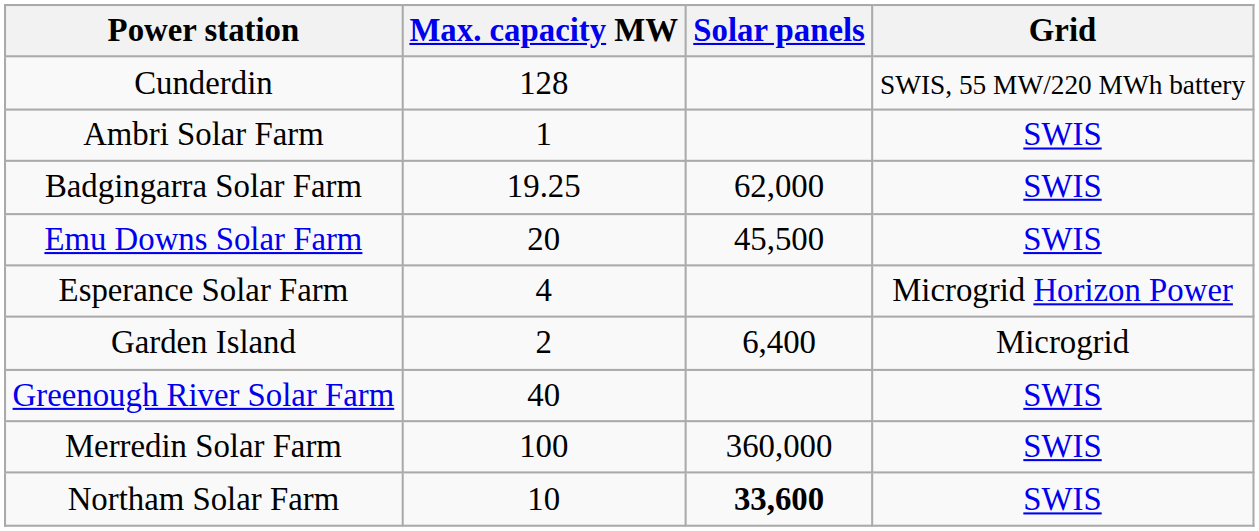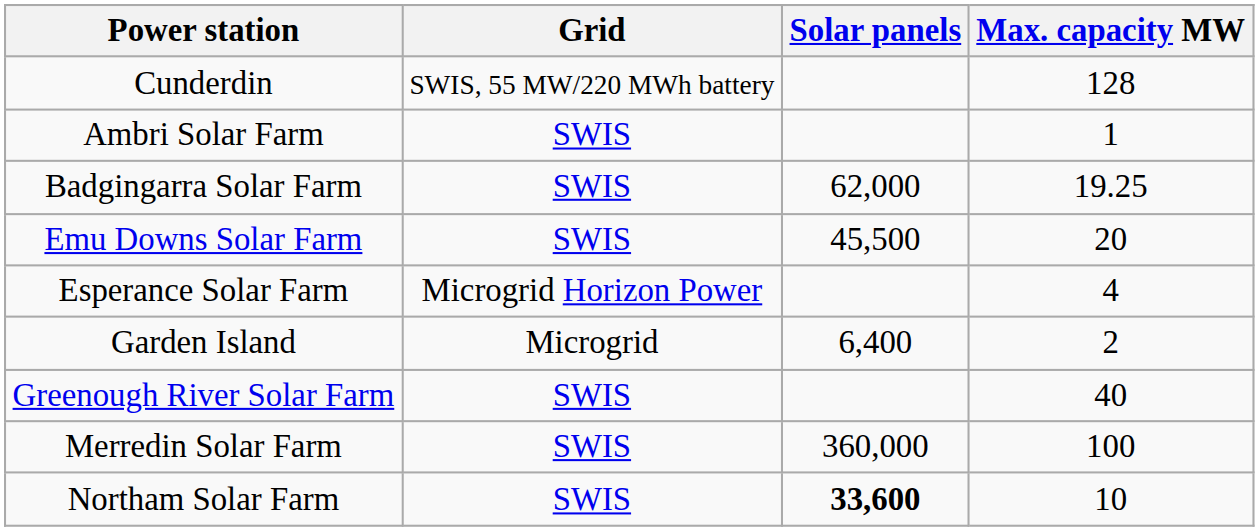columns swapped: (544, 30) <-> (1063, 30)
